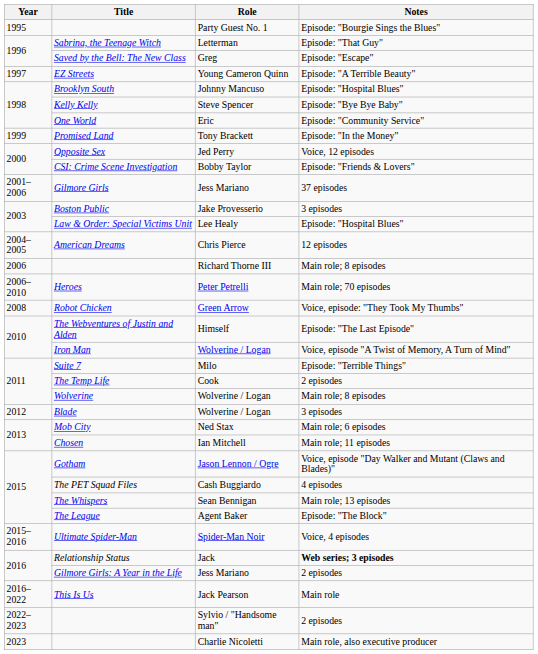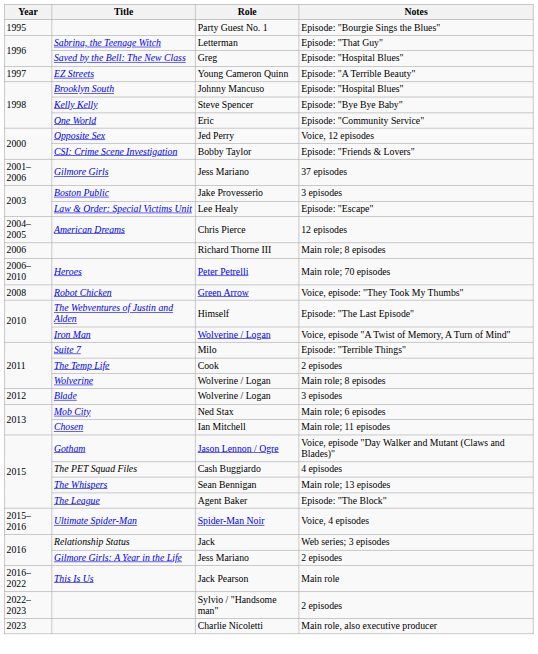(337, 58) Episode: "Escape" -> (352, 58) Episode: "Hospital Blues"
- row: (84, 136)
(352, 224) Episode: "Hospital Blues" -> (337, 208) Episode: "Escape"
(347, 557) bold -> (345, 542) normal
